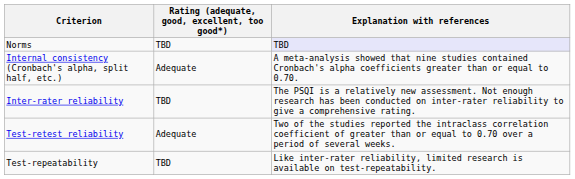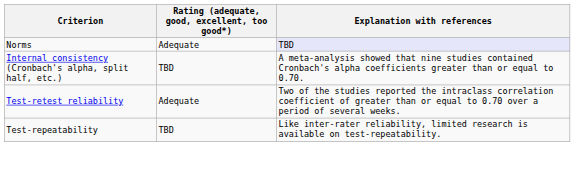(163, 44) TBD -> (179, 44) Adequate
(176, 68) Adequate -> (166, 68) TBD
- row: (65, 101)
